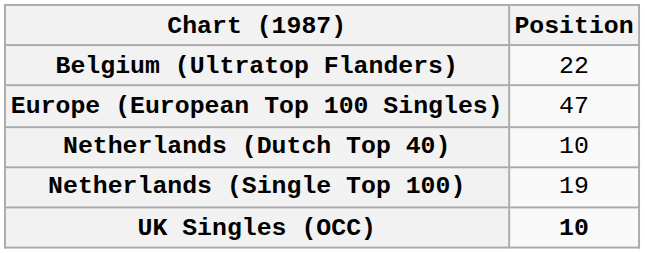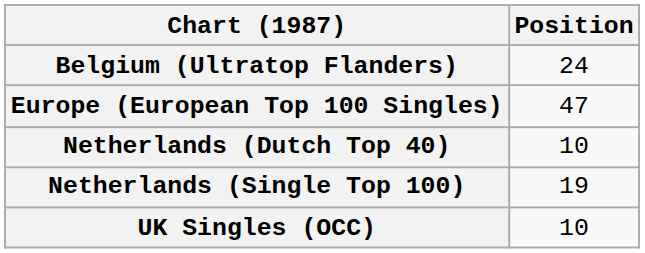(574, 66) 22 -> (574, 66) 24
(574, 228) bold -> (574, 228) normal
